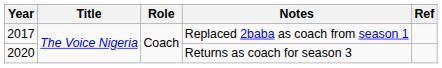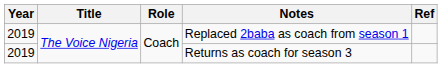(21, 33) 2017 -> (21, 33) 2019
(21, 53) 2020 -> (21, 53) 2019
